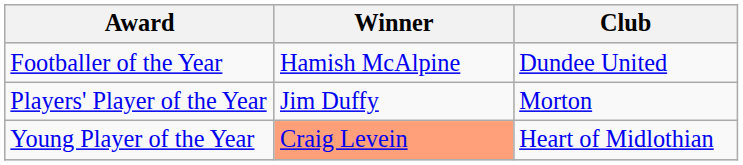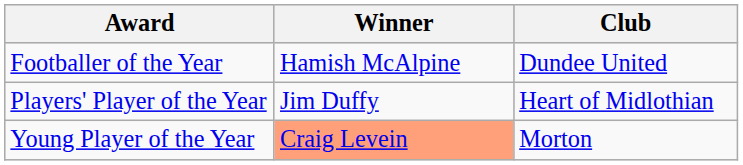(556, 100) Morton -> (616, 100) Heart of Midlothian
(616, 139) Heart of Midlothian -> (556, 139) Morton
